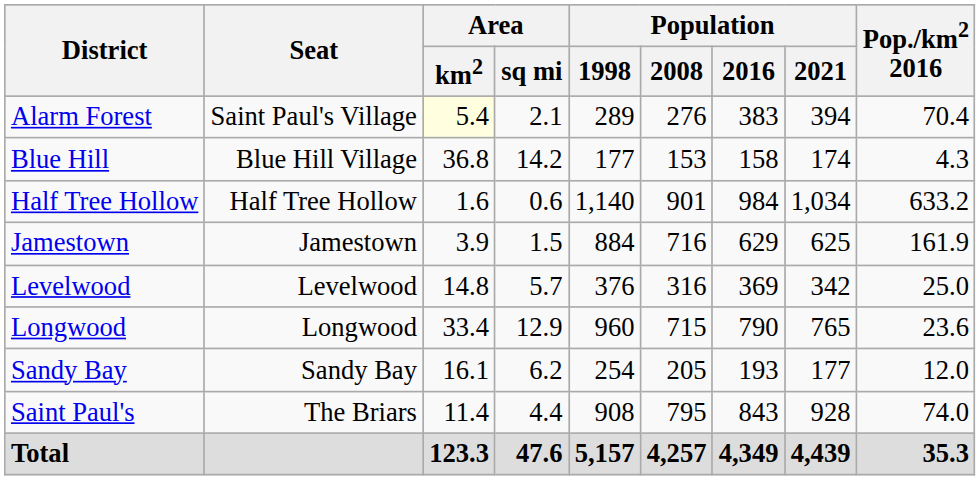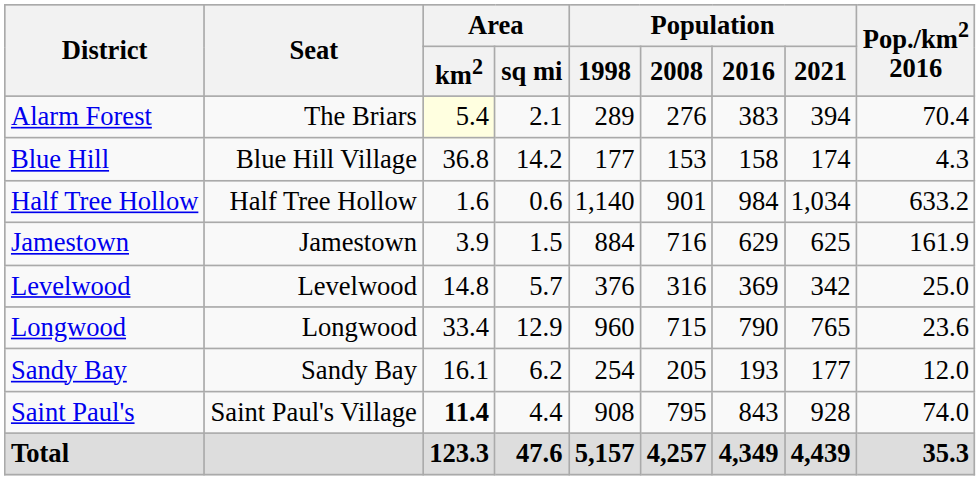(314, 116) Saint Paul's Village -> (360, 116) The Briars
(360, 411) The Briars -> (314, 411) Saint Paul's Village
(466, 411) normal -> (466, 411) bold
